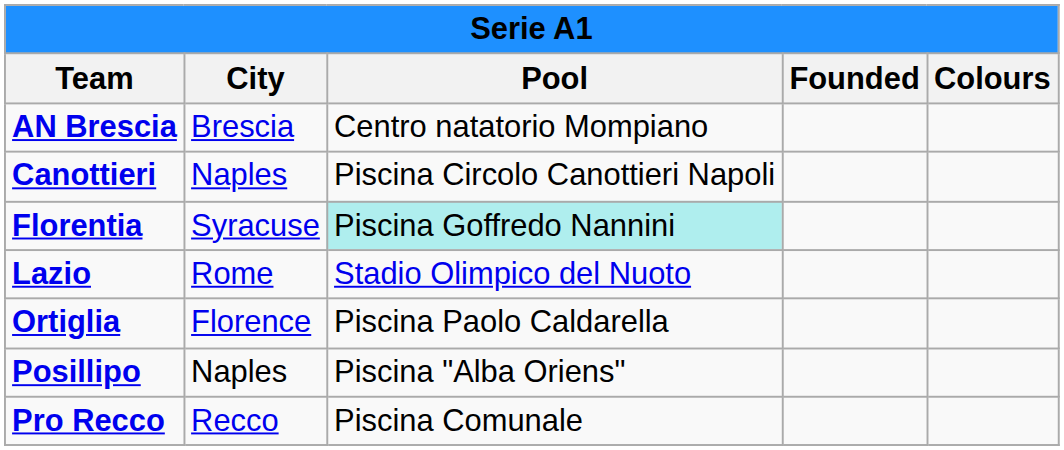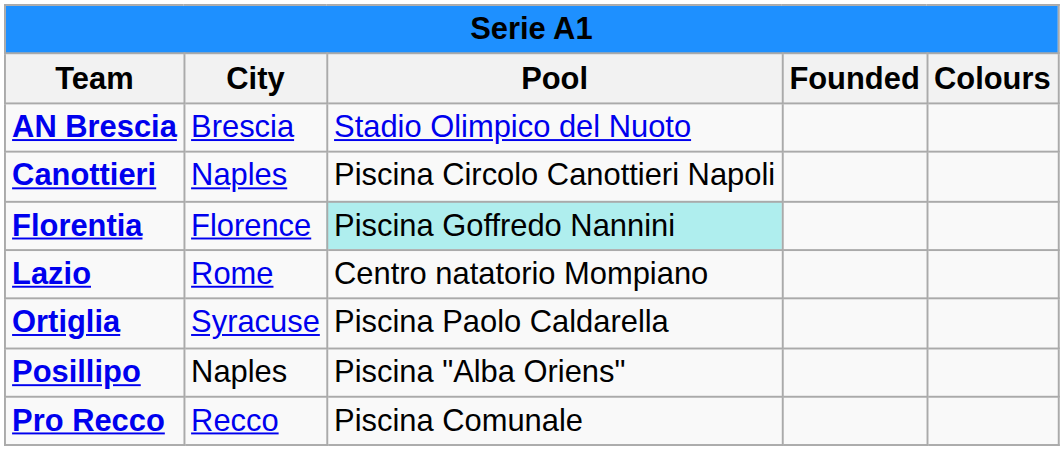(521, 126) Centro natatorio Mompiano -> (513, 126) Stadio Olimpico del Nuoto
(255, 224) Syracuse -> (251, 224) Florence
(513, 273) Stadio Olimpico del Nuoto -> (521, 273) Centro natatorio Mompiano
(251, 322) Florence -> (255, 322) Syracuse
